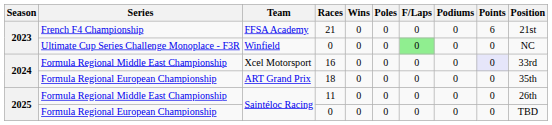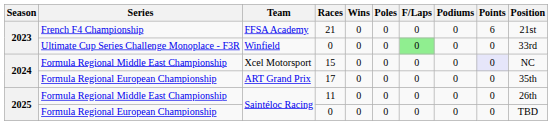(528, 46) NC -> (528, 46) 33rd
(330, 63) 16 -> (330, 63) 15
(528, 63) 33rd -> (528, 63) NC
(330, 79) 18 -> (330, 79) 17
